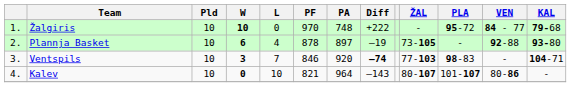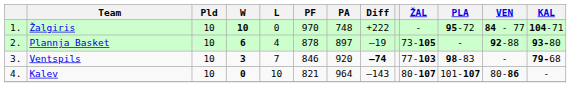(546, 28) 79-68 -> (546, 28) 104-71
(546, 58) 104-71 -> (546, 58) 79-68
